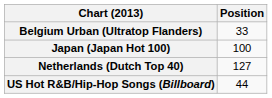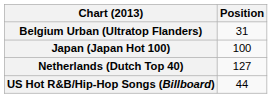(242, 31) 33 -> (242, 31) 31
